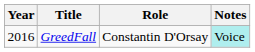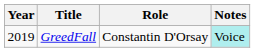(21, 36) 2016 -> (21, 36) 2019
